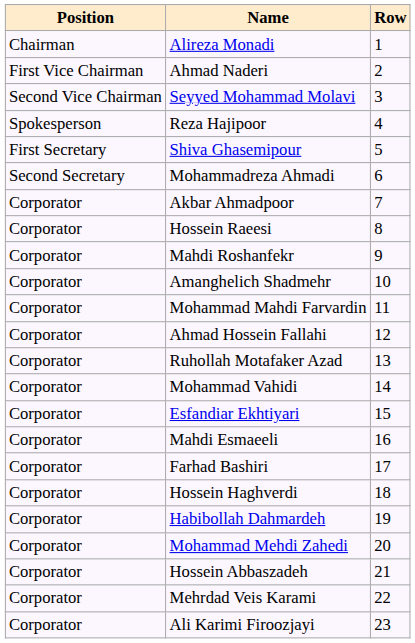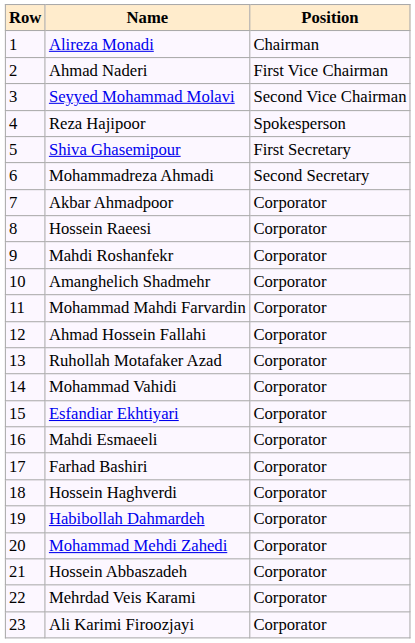columns swapped: (390, 17) <-> (85, 17)
